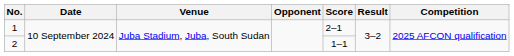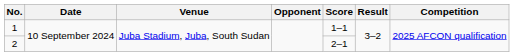(334, 28) 2–1 -> (339, 28) 1–1
(339, 43) 1–1 -> (339, 43) 2–1
